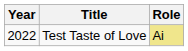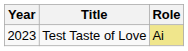(22, 35) 2022 -> (22, 35) 2023
